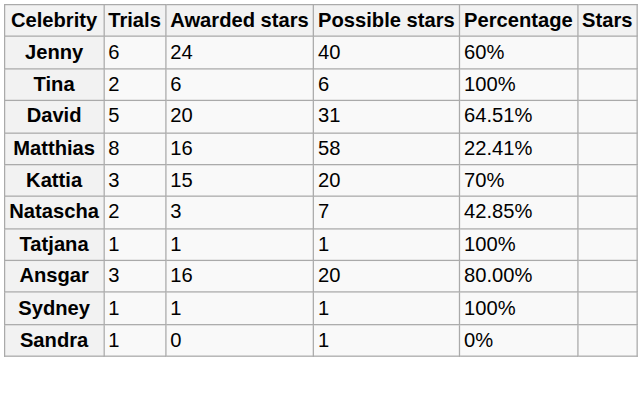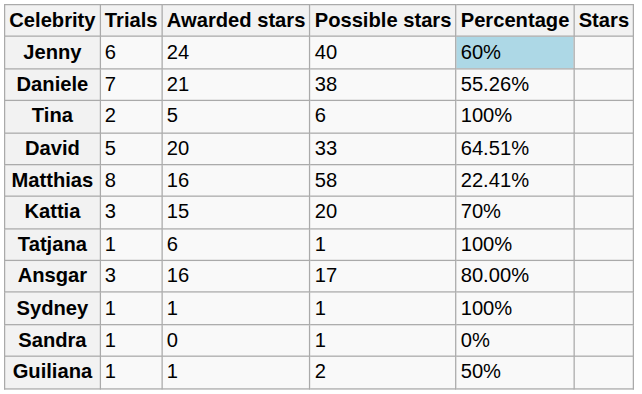(484, 52) no background -> (481, 52) lightblue background
+ row: (52, 84)
(176, 84) 6 -> (172, 116) 5
(329, 116) 31 -> (326, 148) 33
- row: (54, 212)
(176, 244) 1 -> (172, 244) 6
(329, 276) 20 -> (326, 276) 17
+ row: (52, 372)
